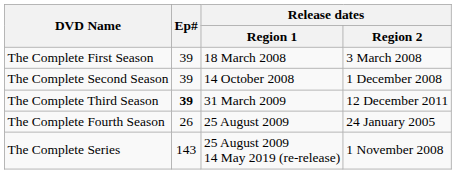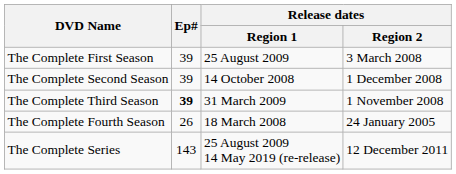(245, 57) 18 March 2008 -> (247, 57) 25 August 2009
(397, 100) 12 December 2011 -> (395, 100) 1 November 2008
(247, 121) 25 August 2009 -> (245, 121) 18 March 2008
(395, 150) 1 November 2008 -> (397, 150) 12 December 2011
